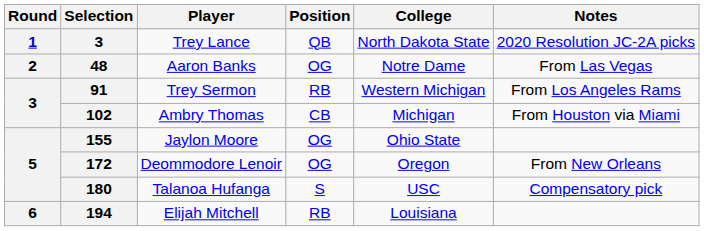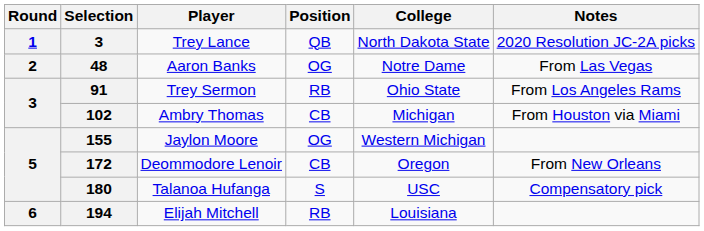(424, 90) Western Michigan -> (424, 90) Ohio State
(424, 139) Ohio State -> (424, 139) Western Michigan
(320, 164) OG -> (320, 164) CB
